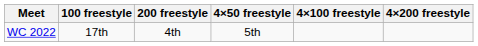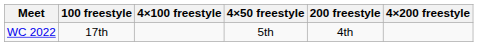columns swapped: (173, 13) <-> (339, 13)
